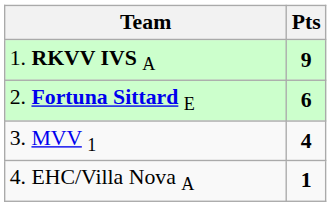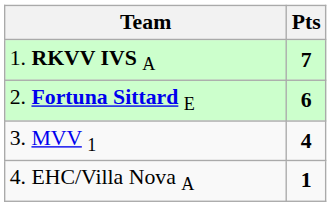(306, 59) 9 -> (306, 59) 7
